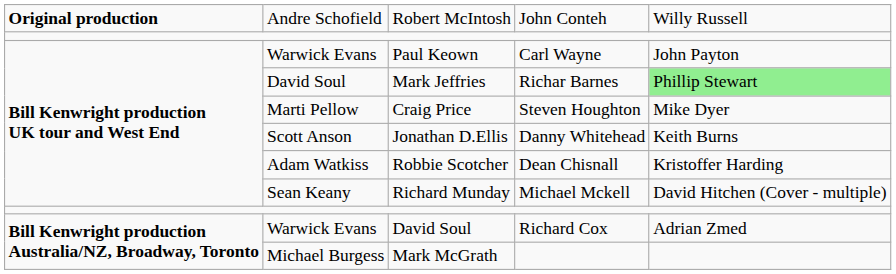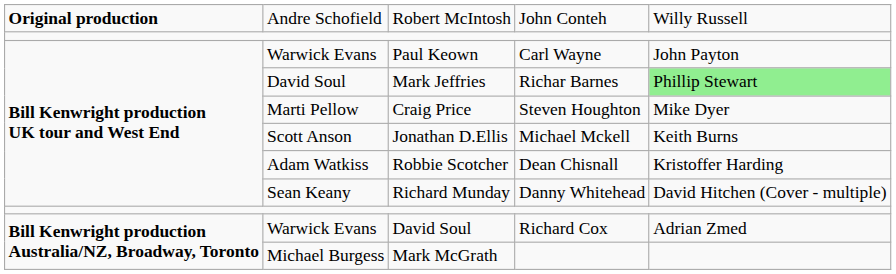(582, 137) Danny Whitehead -> (575, 137) Michael Mckell
(575, 192) Michael Mckell -> (582, 192) Danny Whitehead
